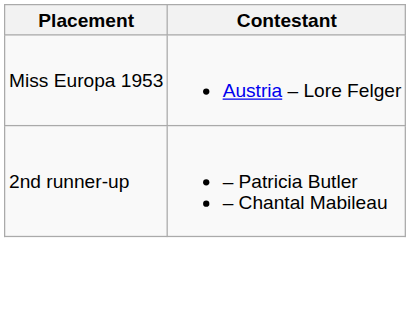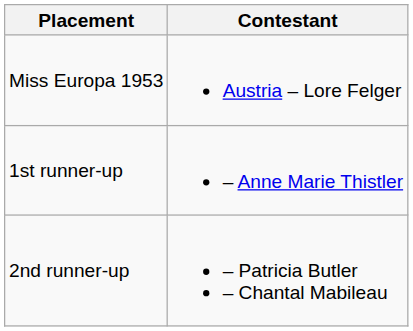+ row: (66, 170)
